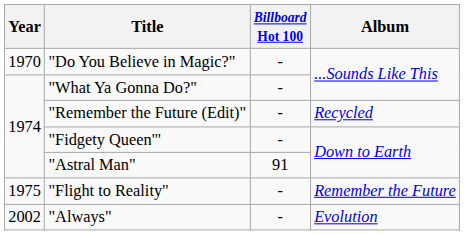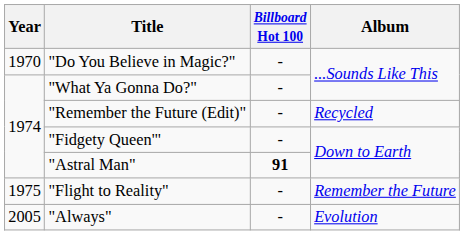(280, 165) normal -> (280, 165) bold
(25, 216) 2002 -> (25, 216) 2005
